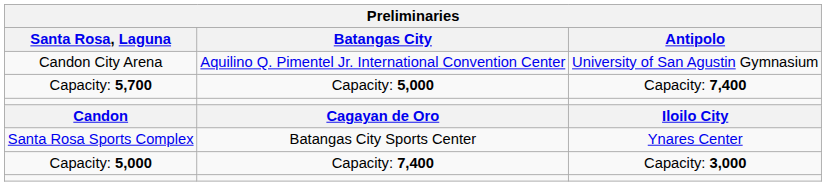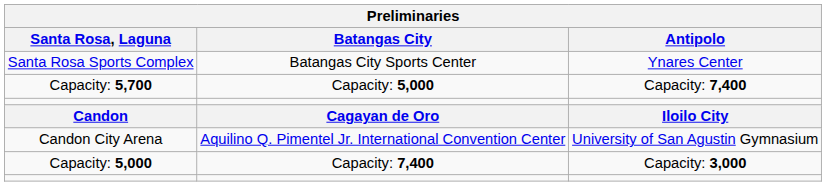rows swapped: (101, 139) <-> (101, 62)
